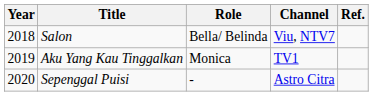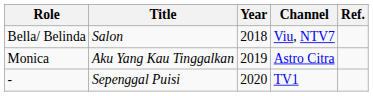columns swapped: (21, 15) <-> (228, 15)
(286, 58) TV1 -> (304, 58) Astro Citra
(304, 79) Astro Citra -> (286, 79) TV1
